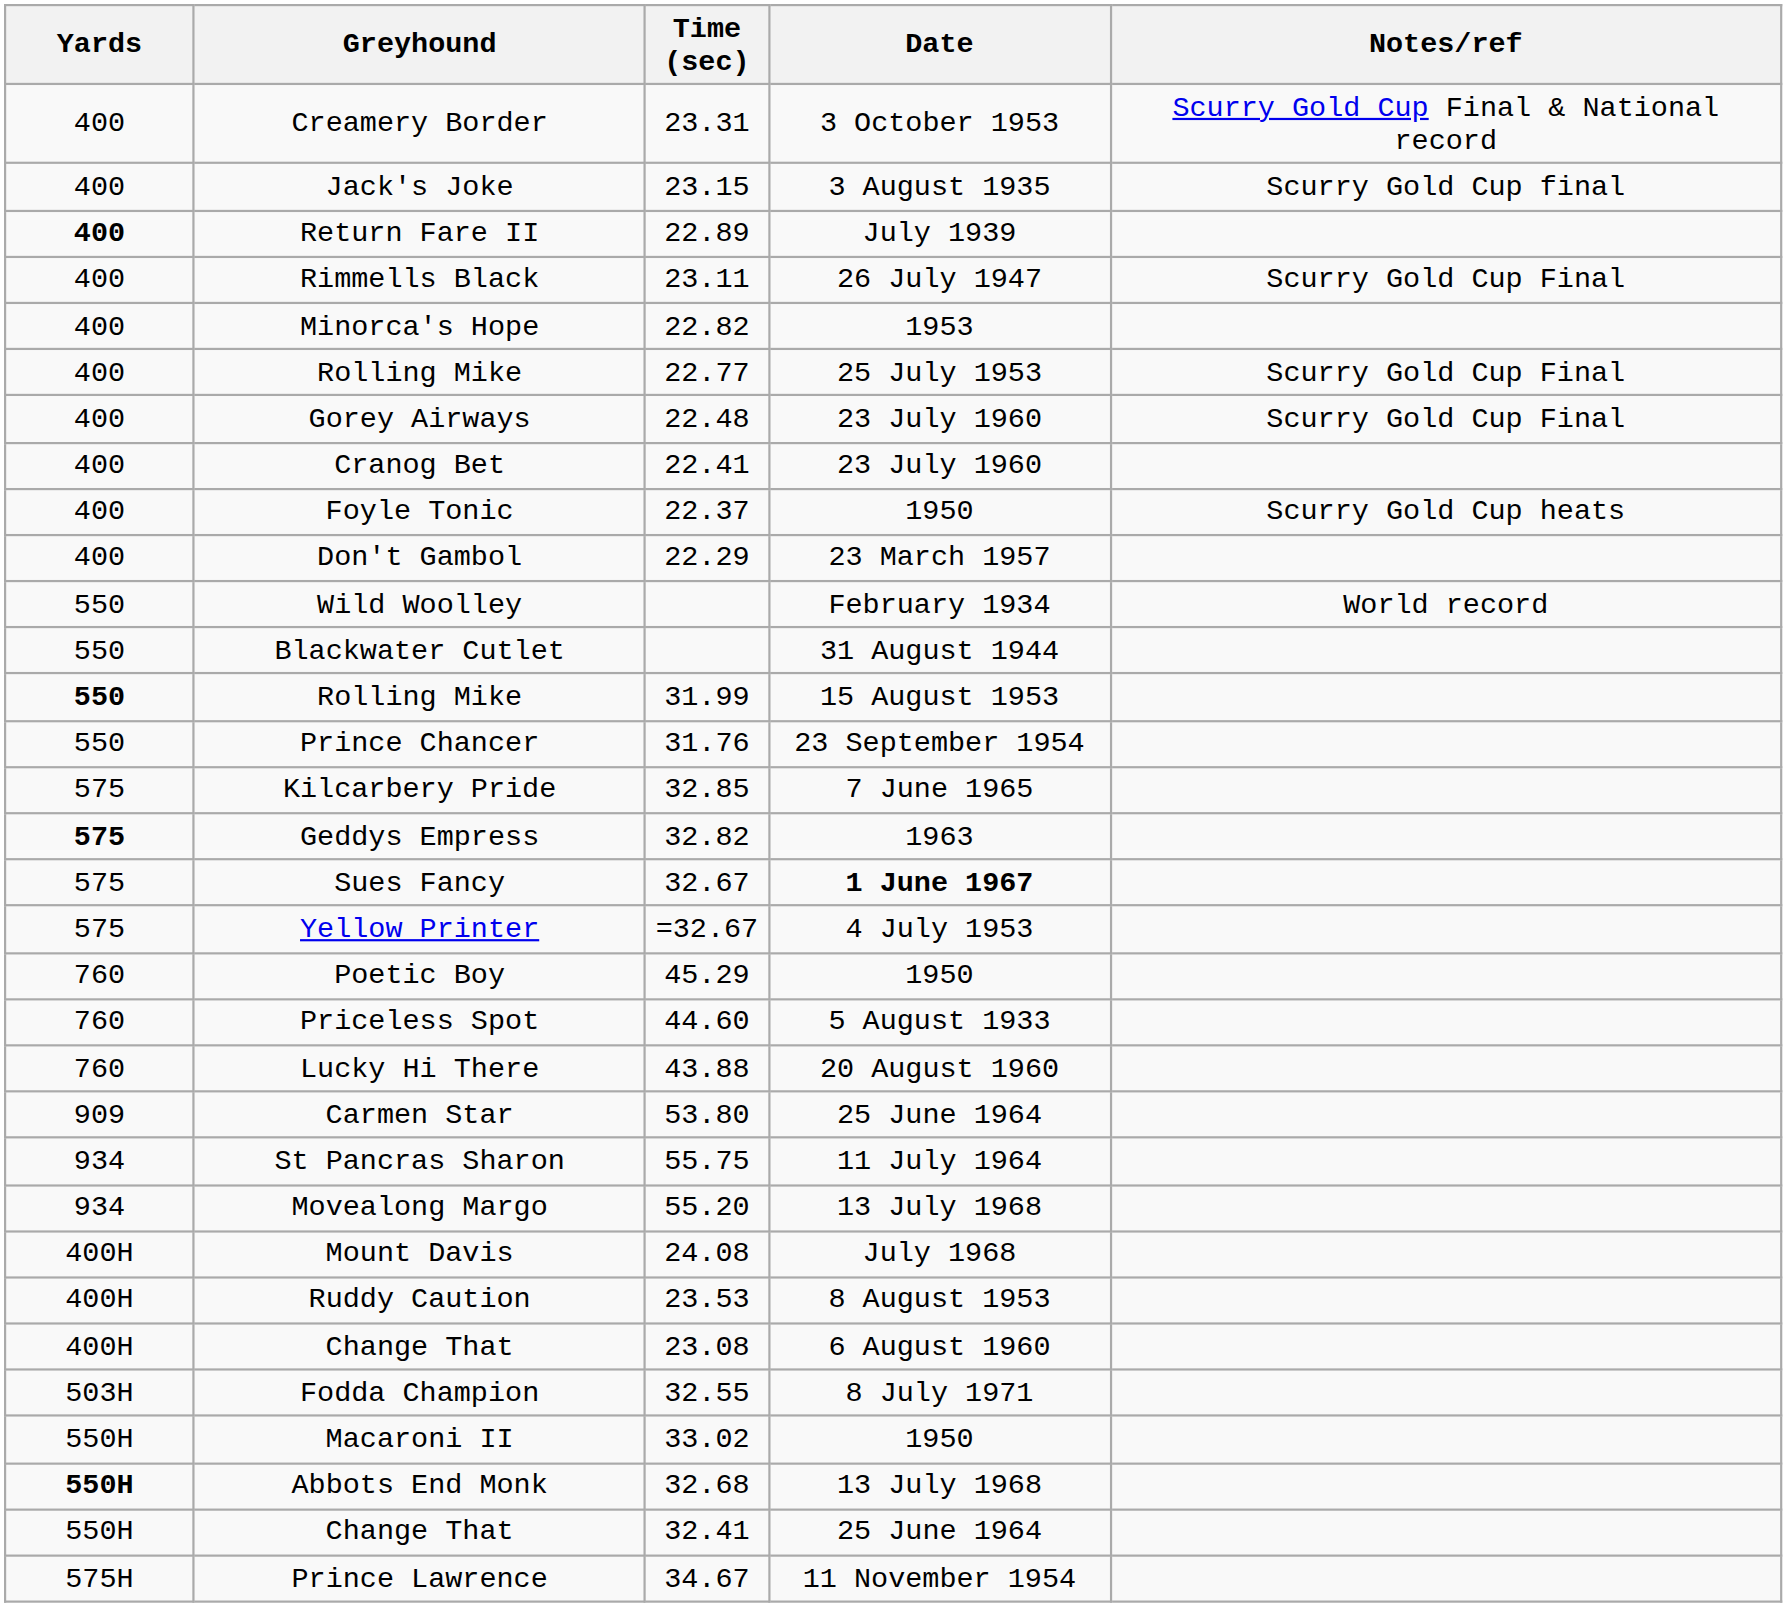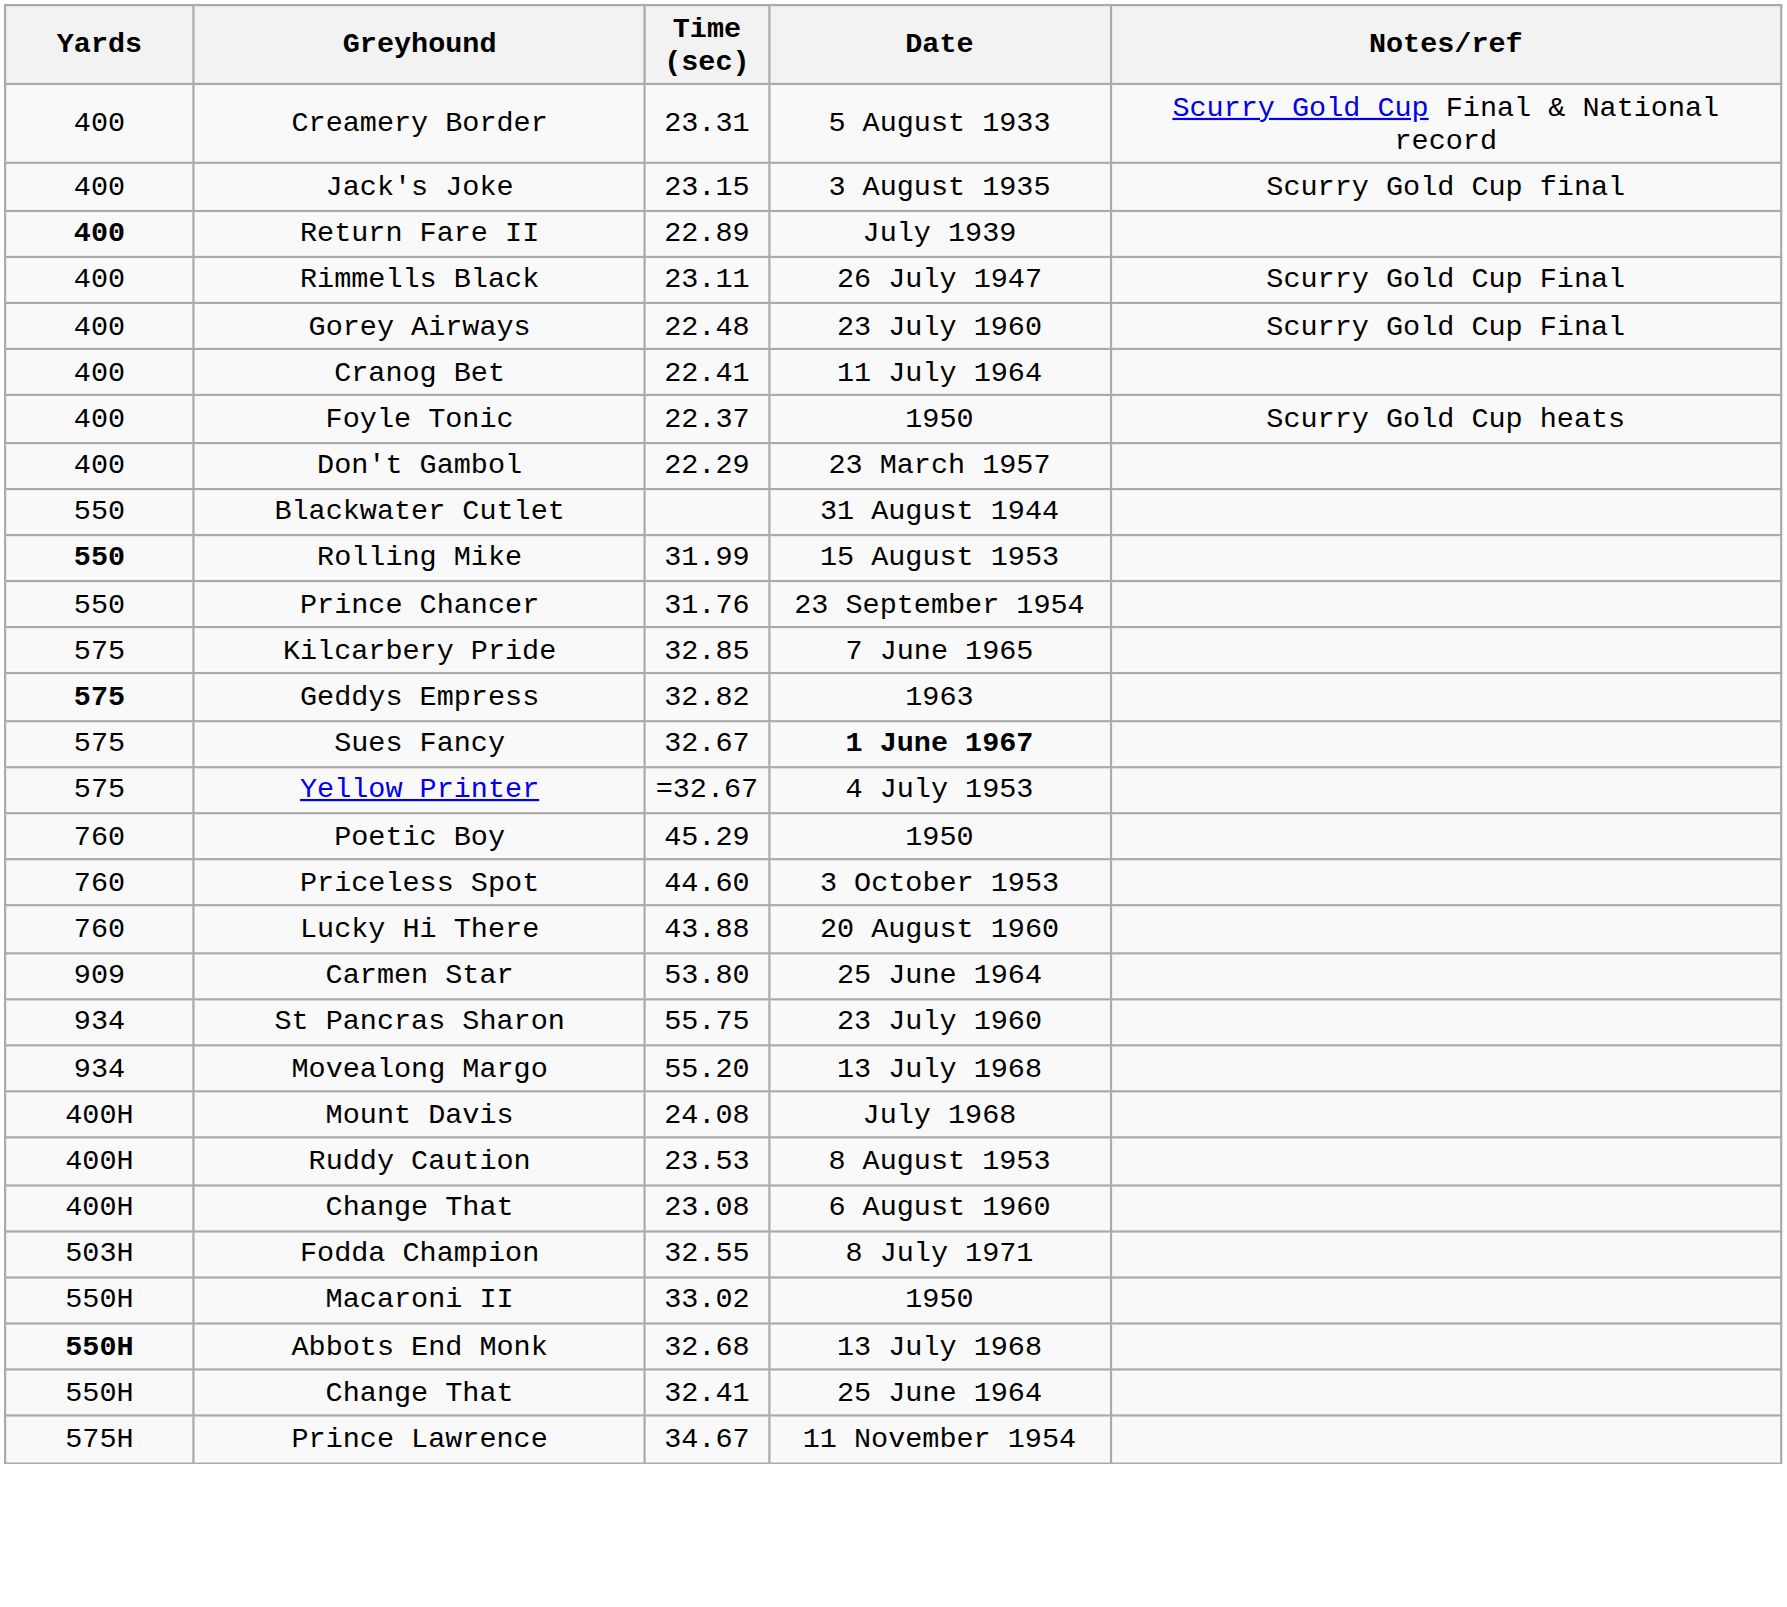(939, 124) 3 October 1953 -> (939, 124) 5 August 1933
- row: (420, 326)
- row: (420, 372)
(939, 465) 23 July 1960 -> (939, 372) 11 July 1964
- row: (420, 604)
(939, 1022) 5 August 1933 -> (939, 883) 3 October 1953
(939, 1161) 11 July 1964 -> (939, 1022) 23 July 1960
